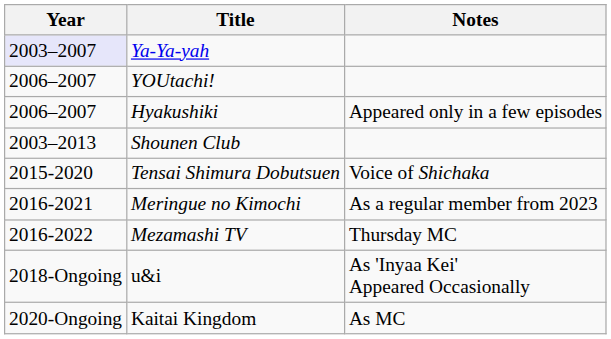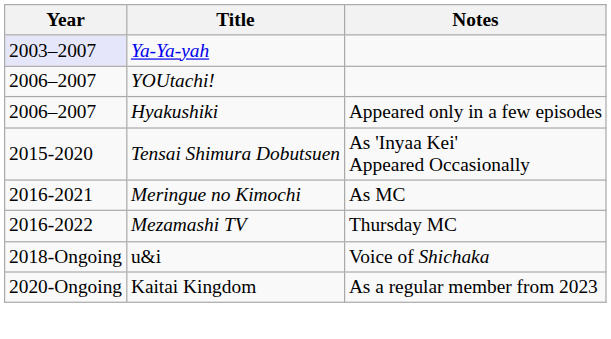- row: (186, 142)
(419, 173) Voice of Shichaka -> (439, 153) As 'Inyaa Kei' Appeared Occasionally
(473, 204) As a regular member from 2023 -> (377, 195) As MC
(439, 276) As 'Inyaa Kei' Appeared Occasionally -> (419, 256) Voice of Shichaka
(377, 317) As MC -> (473, 287) As a regular member from 2023
